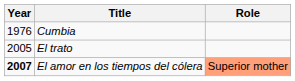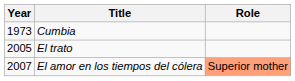(19, 31) 1976 -> (19, 31) 1973
(19, 66) bold -> (19, 66) normal
